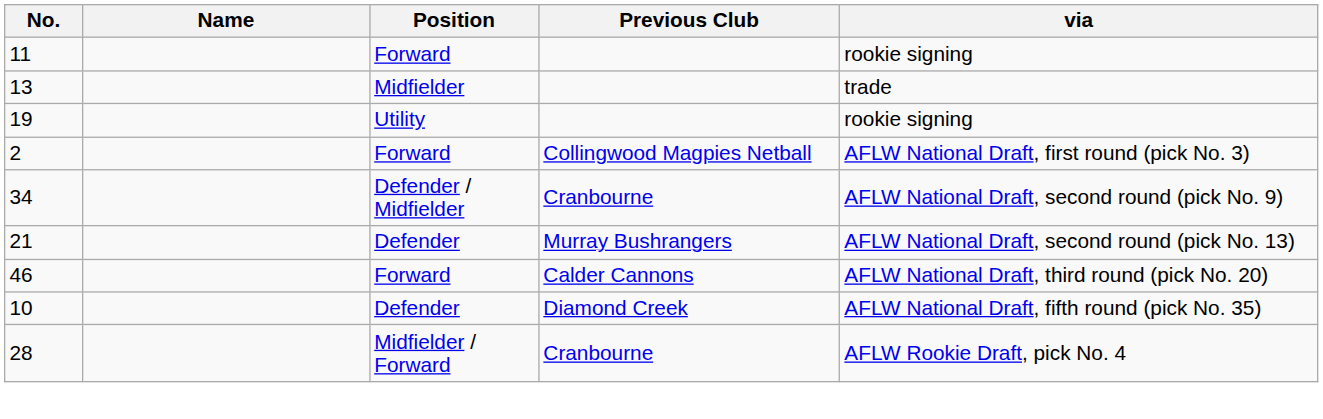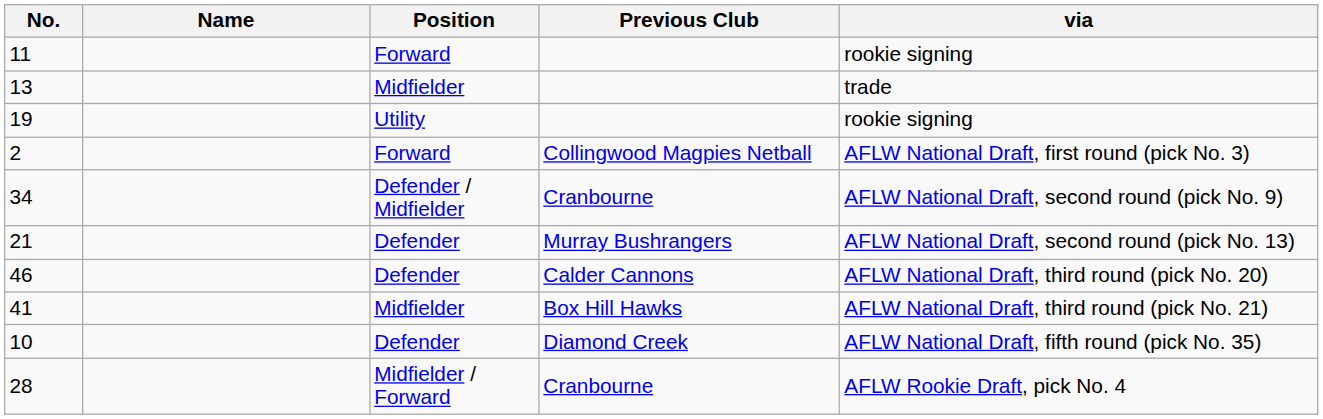(412, 275) Forward -> (417, 275) Defender
+ row: (21, 308)
